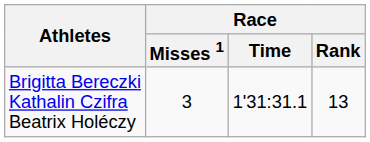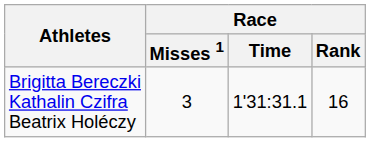(338, 102) 13 -> (338, 102) 16
